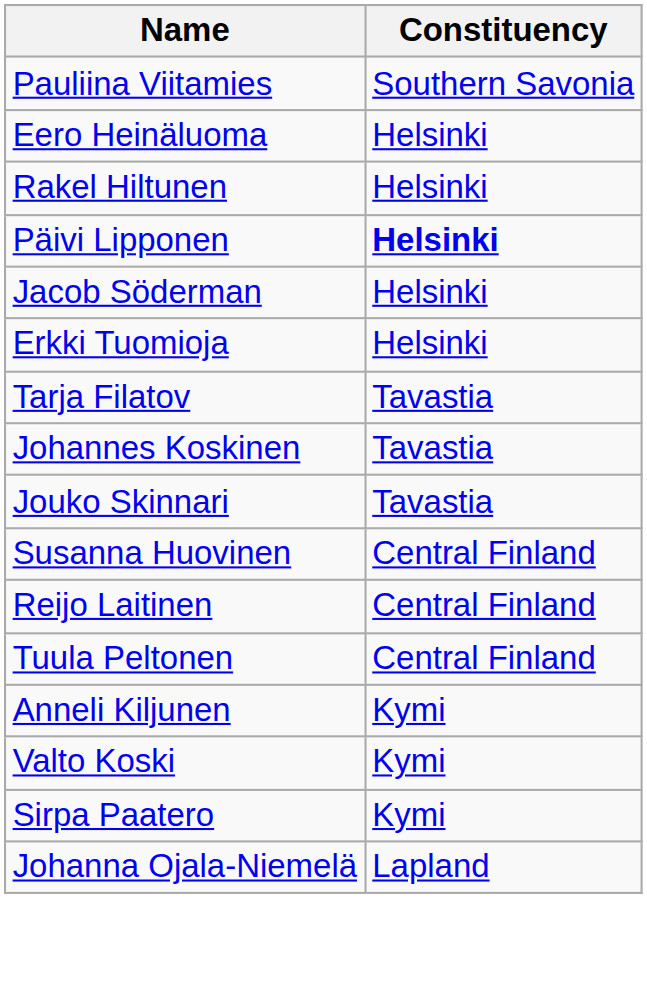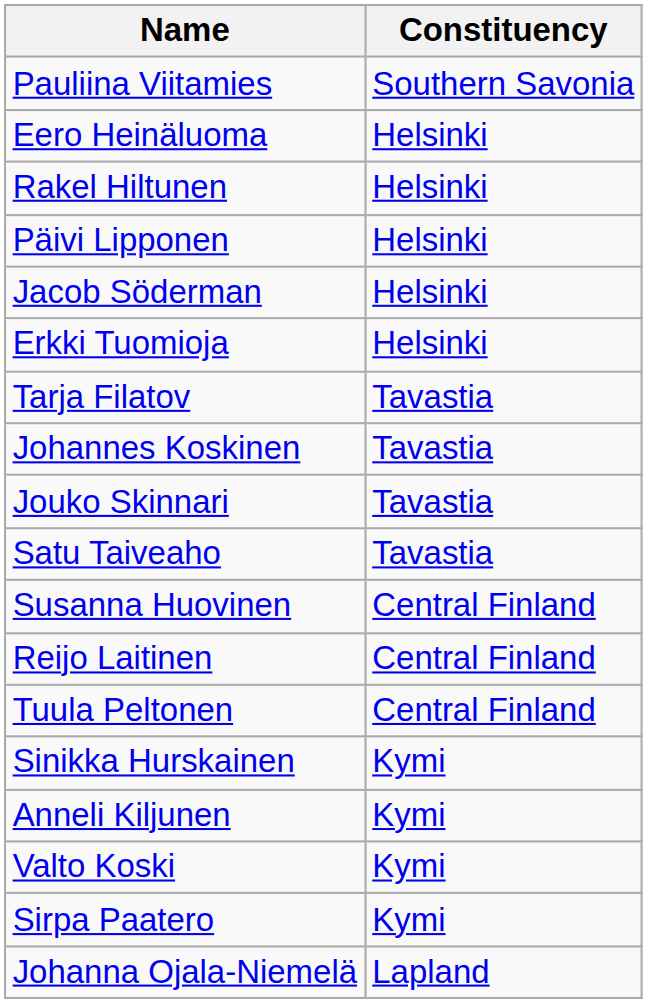(435, 239) bold -> (430, 239) normal
+ row: (117, 553)
+ row: (154, 762)
